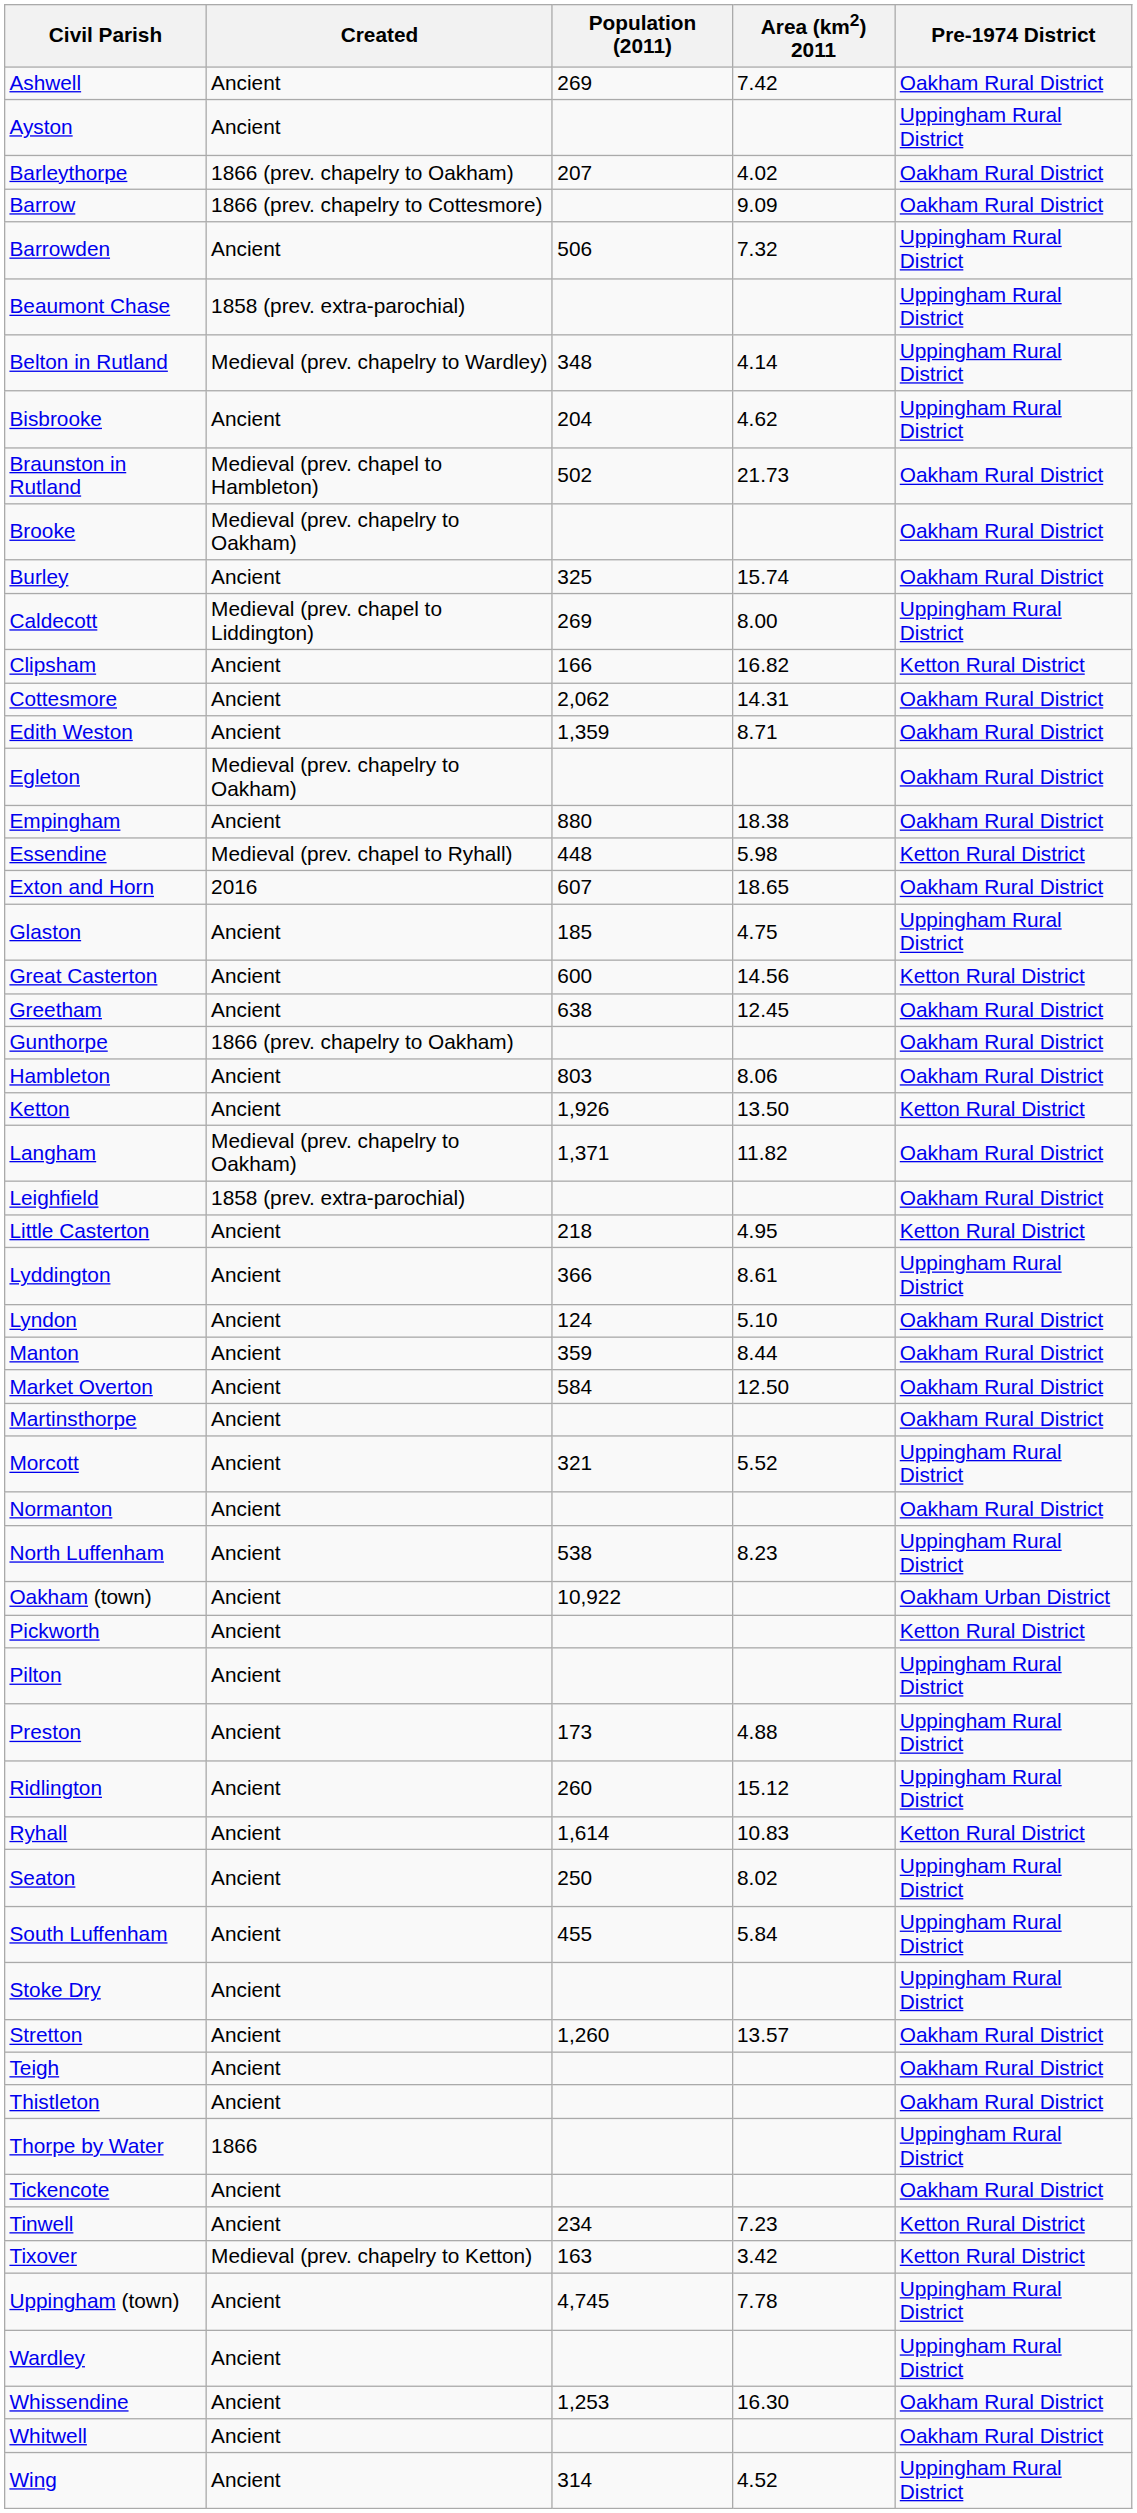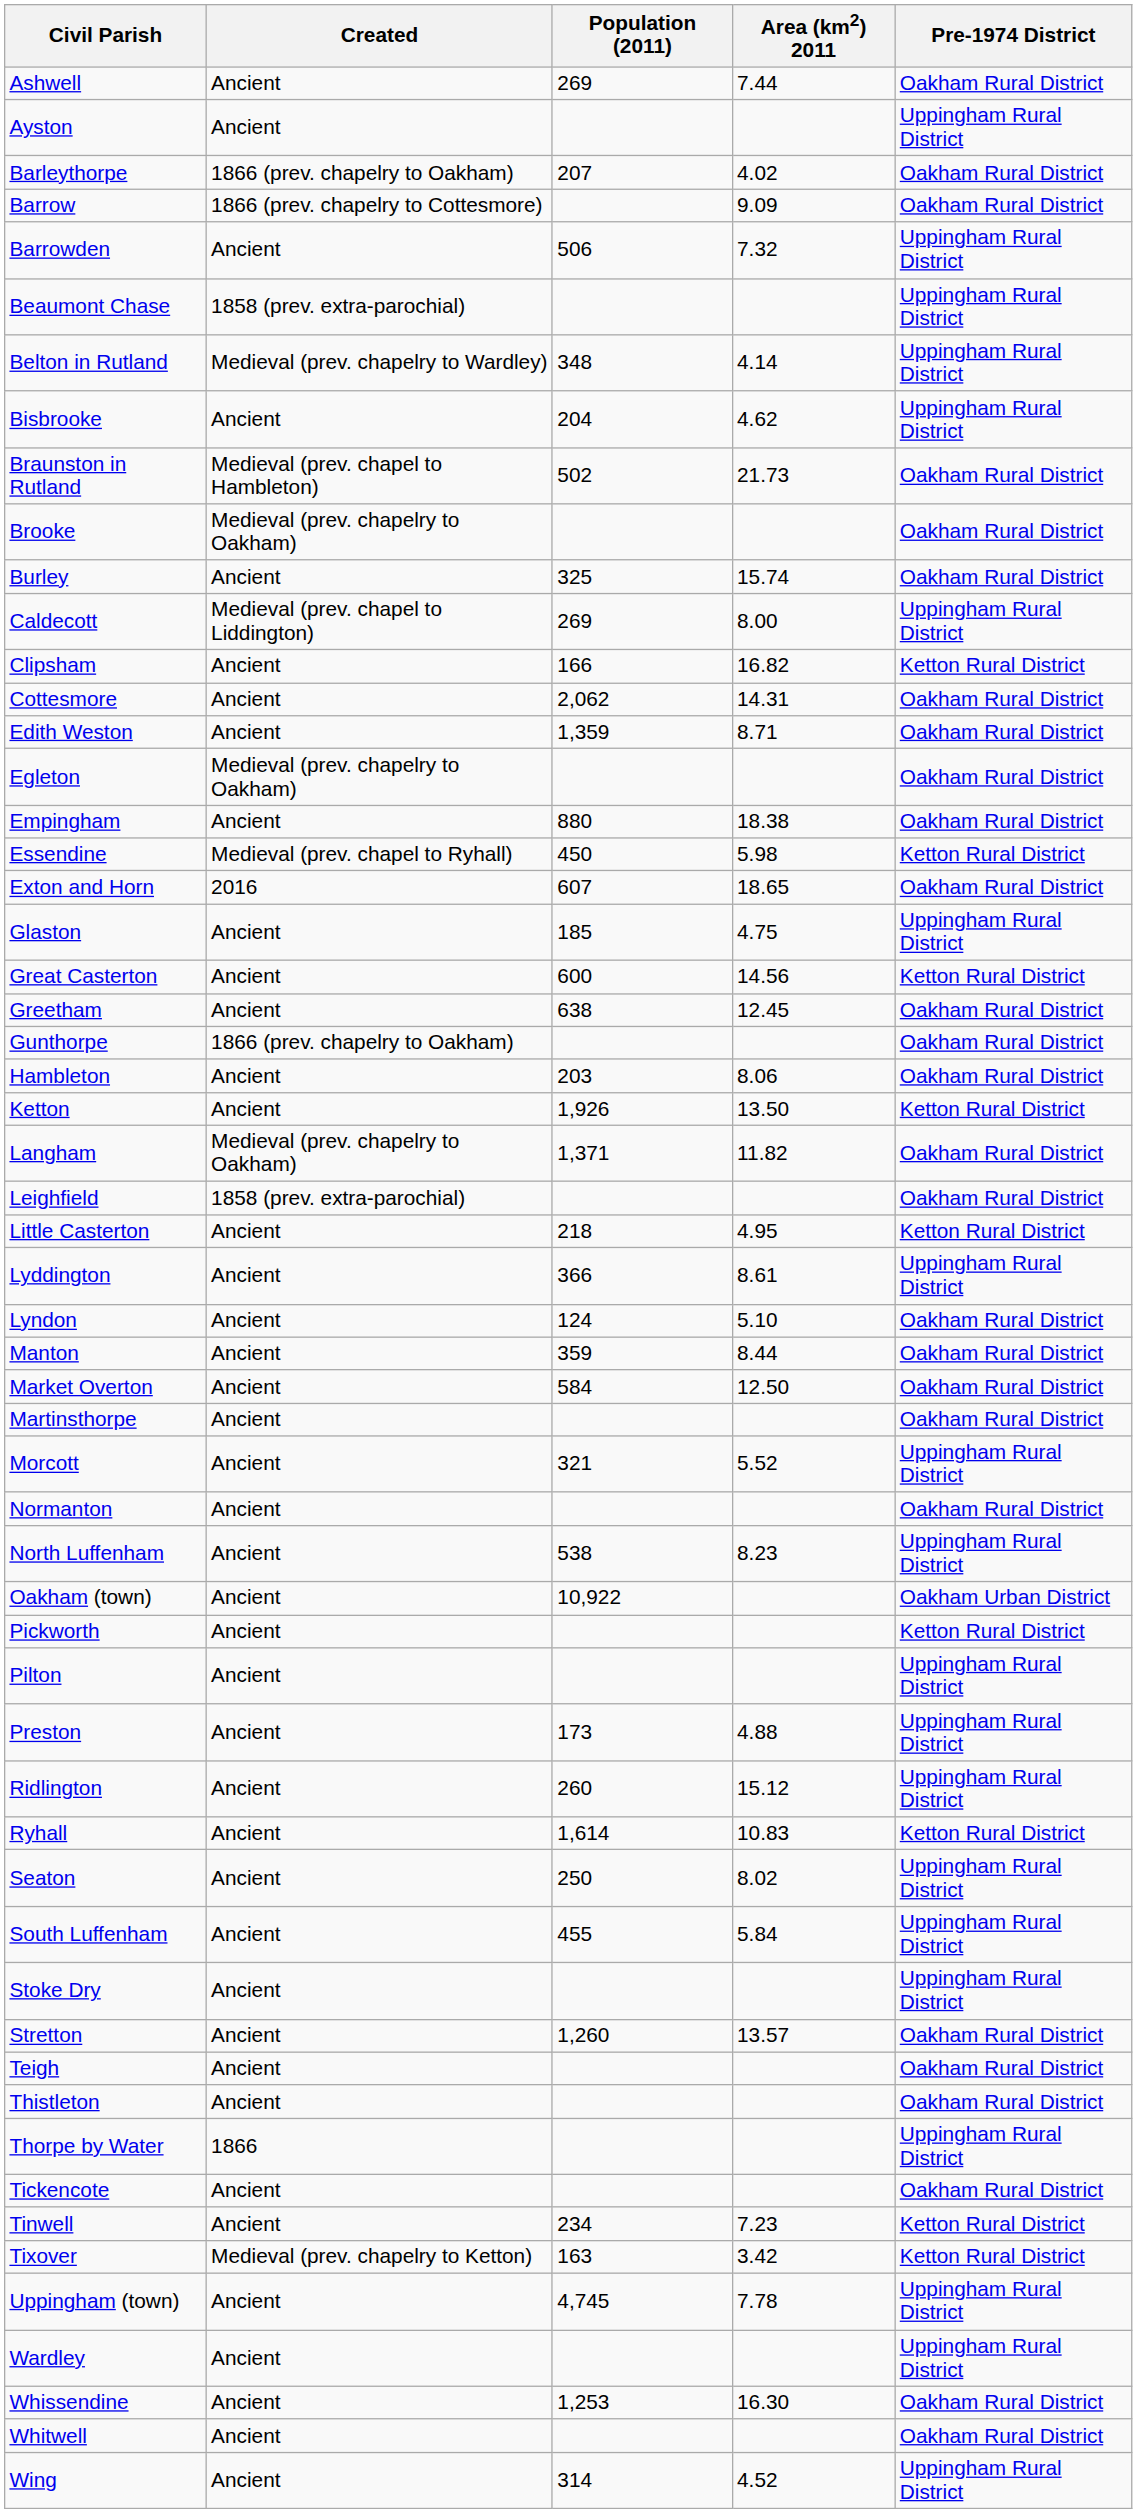(757, 83) 7.42 -> (757, 83) 7.44
(575, 854) 448 -> (575, 854) 450
(575, 1075) 803 -> (575, 1075) 203
